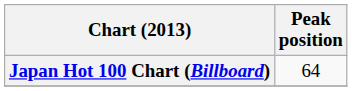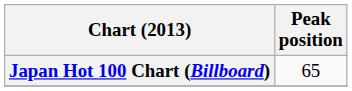(311, 70) 64 -> (311, 70) 65
